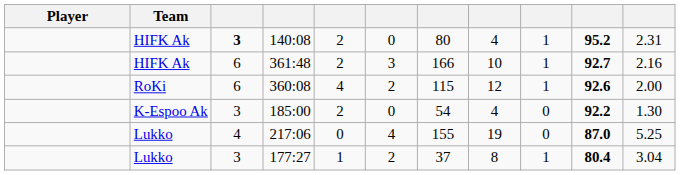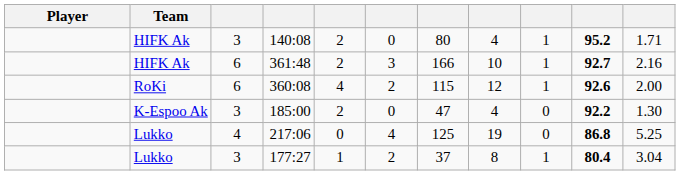(237, 39) bold -> (237, 39) normal
(649, 39) 2.31 -> (649, 39) 1.71
(443, 110) 54 -> (443, 110) 47
(443, 134) 155 -> (443, 134) 125
(597, 134) 87.0 -> (597, 134) 86.8
